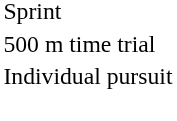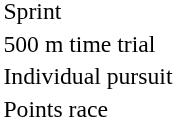+ row: (56, 109)
